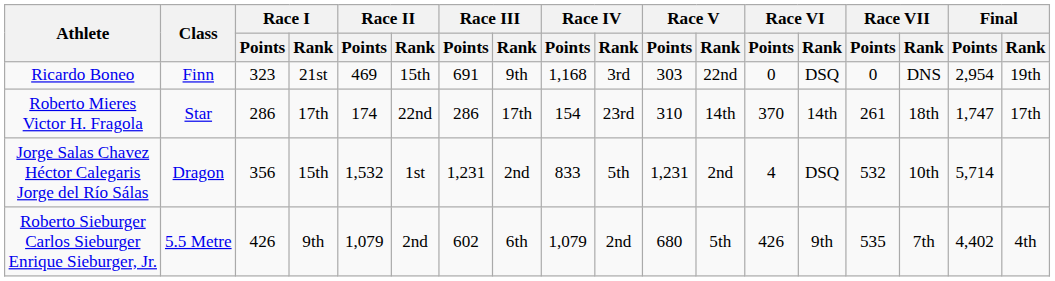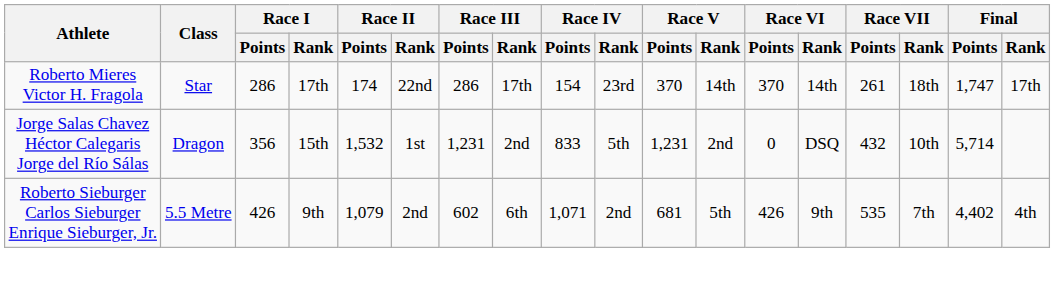- row: (83, 75)
(669, 113) 310 -> (669, 85) 370
(771, 172) 4 -> (771, 144) 0
(873, 172) 532 -> (873, 144) 432
(568, 241) 1,079 -> (568, 212) 1,071
(669, 241) 680 -> (669, 212) 681
